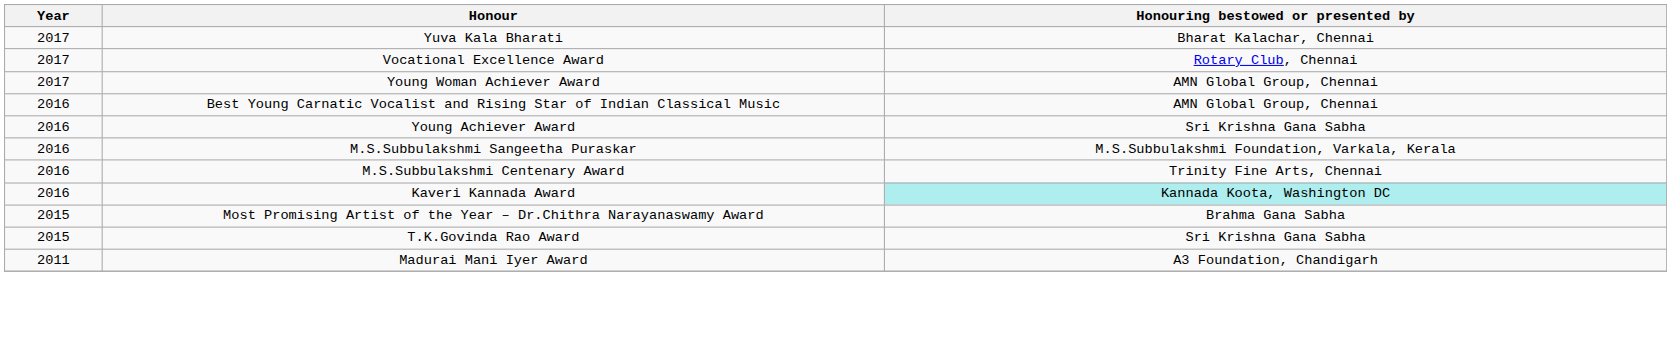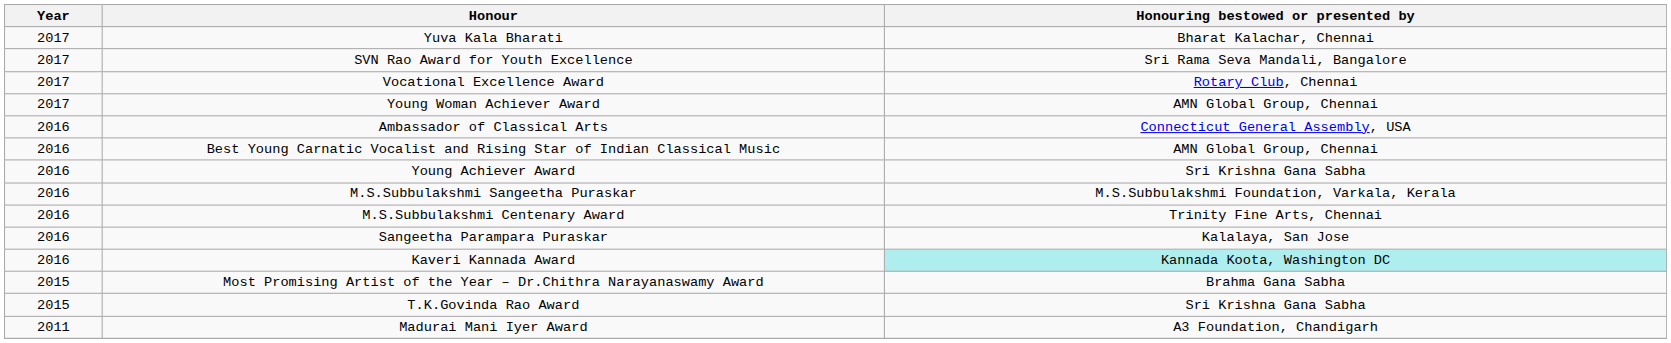+ row: (493, 60)
+ row: (493, 127)
+ row: (493, 238)
